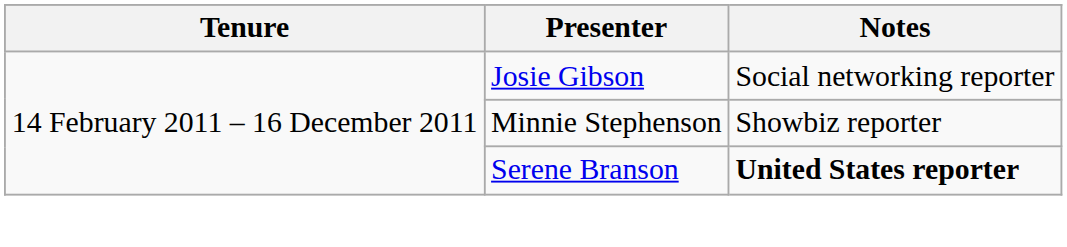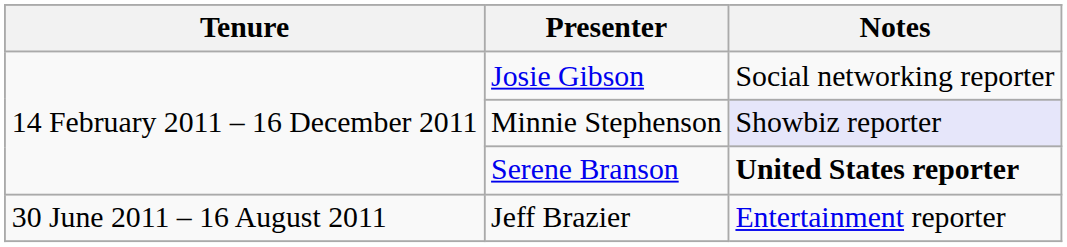(838, 122) no background -> (838, 122) lavender background
+ row: (561, 216)
